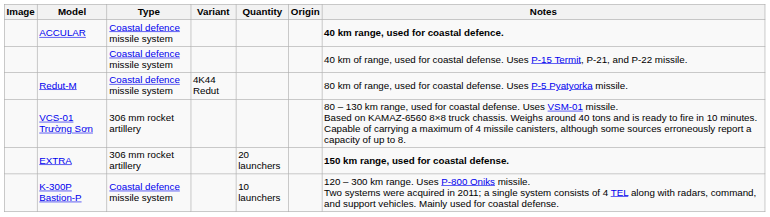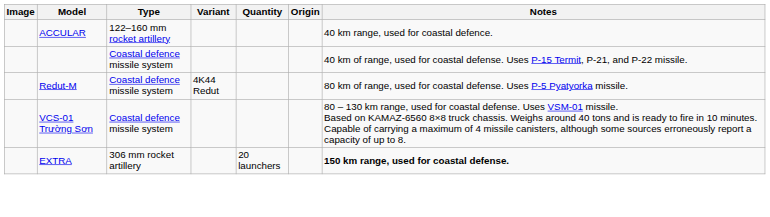(145, 33) Coastal defence missile system -> (140, 33) 122–160 mm rocket artillery
(414, 33) bold -> (408, 33) normal
(142, 123) 306 mm rocket artillery -> (145, 123) Coastal defence missile system
- row: (60, 192)
